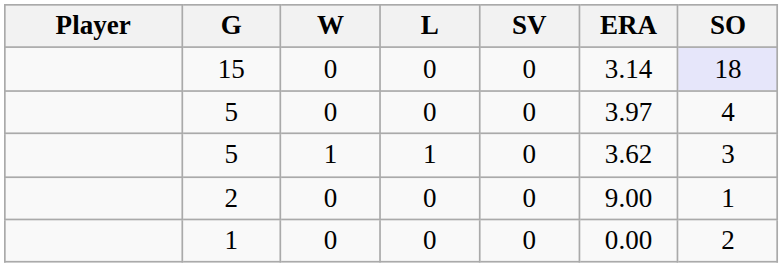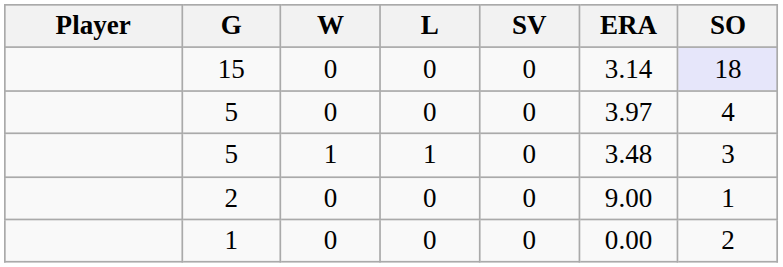(629, 154) 3.62 -> (629, 154) 3.48
